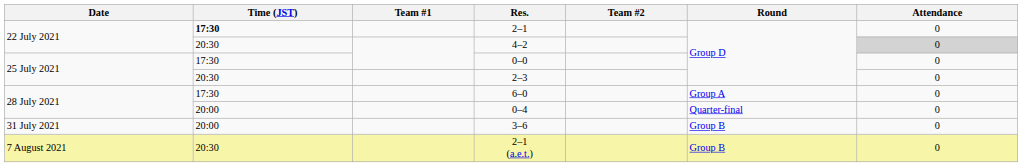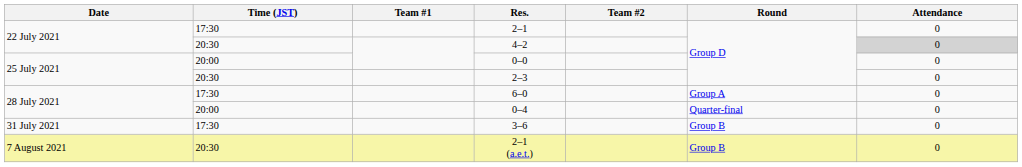(207, 28) bold -> (207, 28) normal
(207, 61) 17:30 -> (207, 61) 20:00
(207, 126) 20:00 -> (207, 126) 17:30
